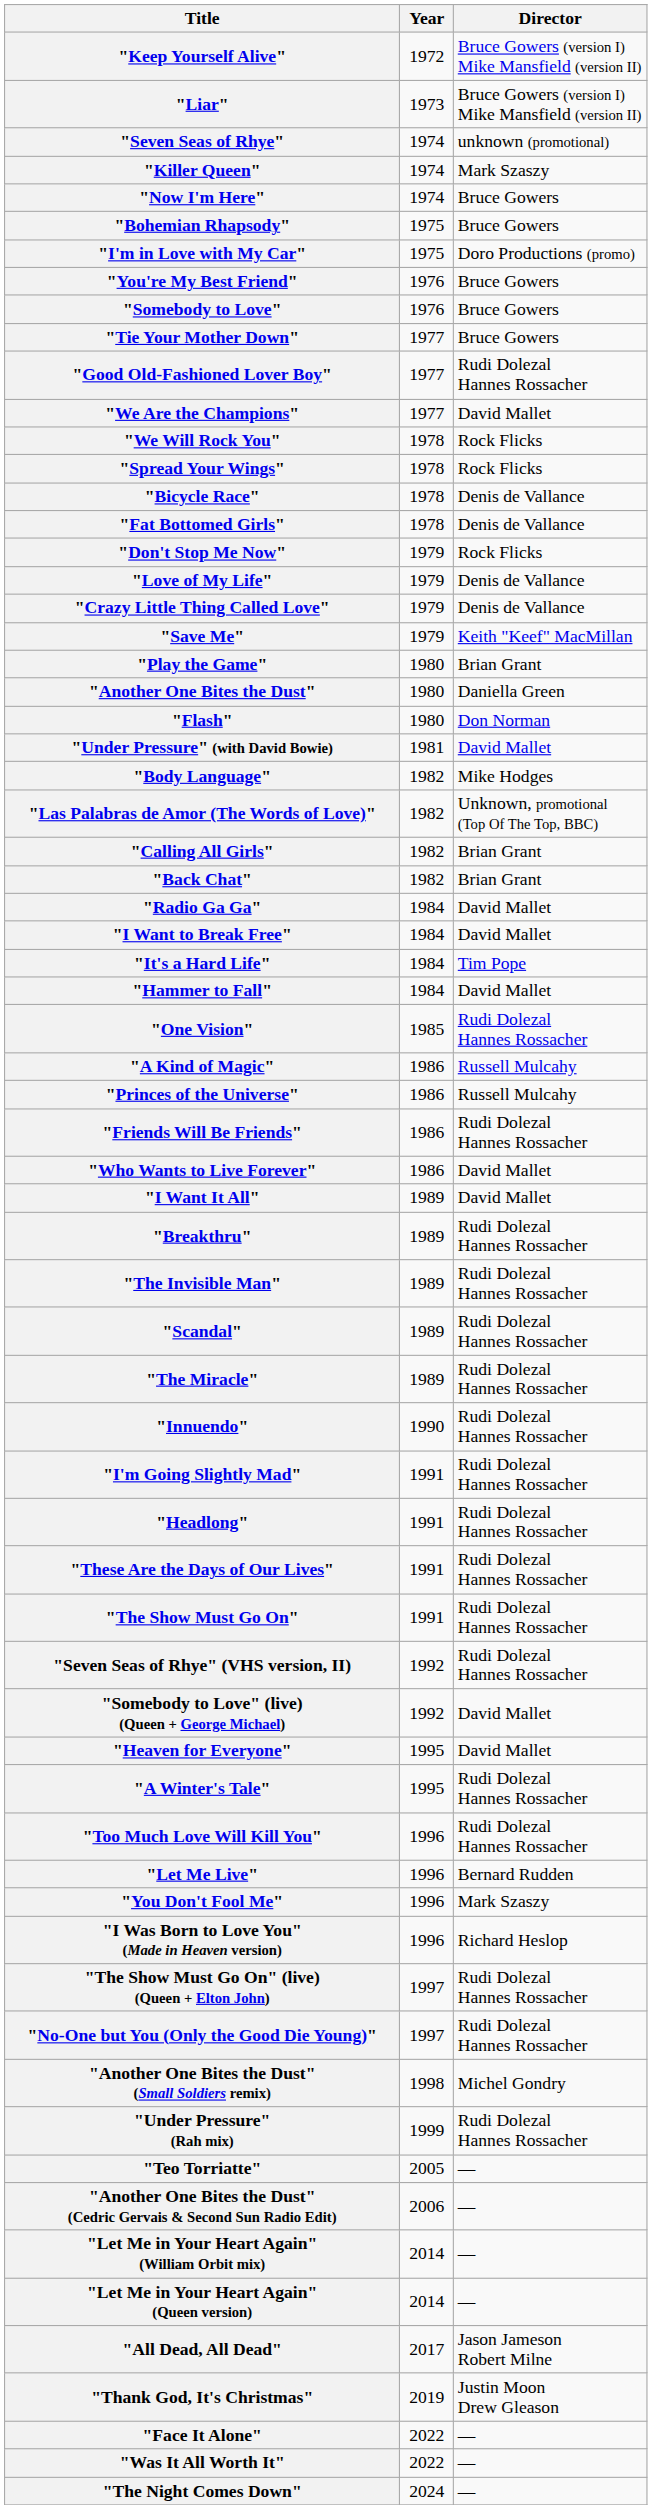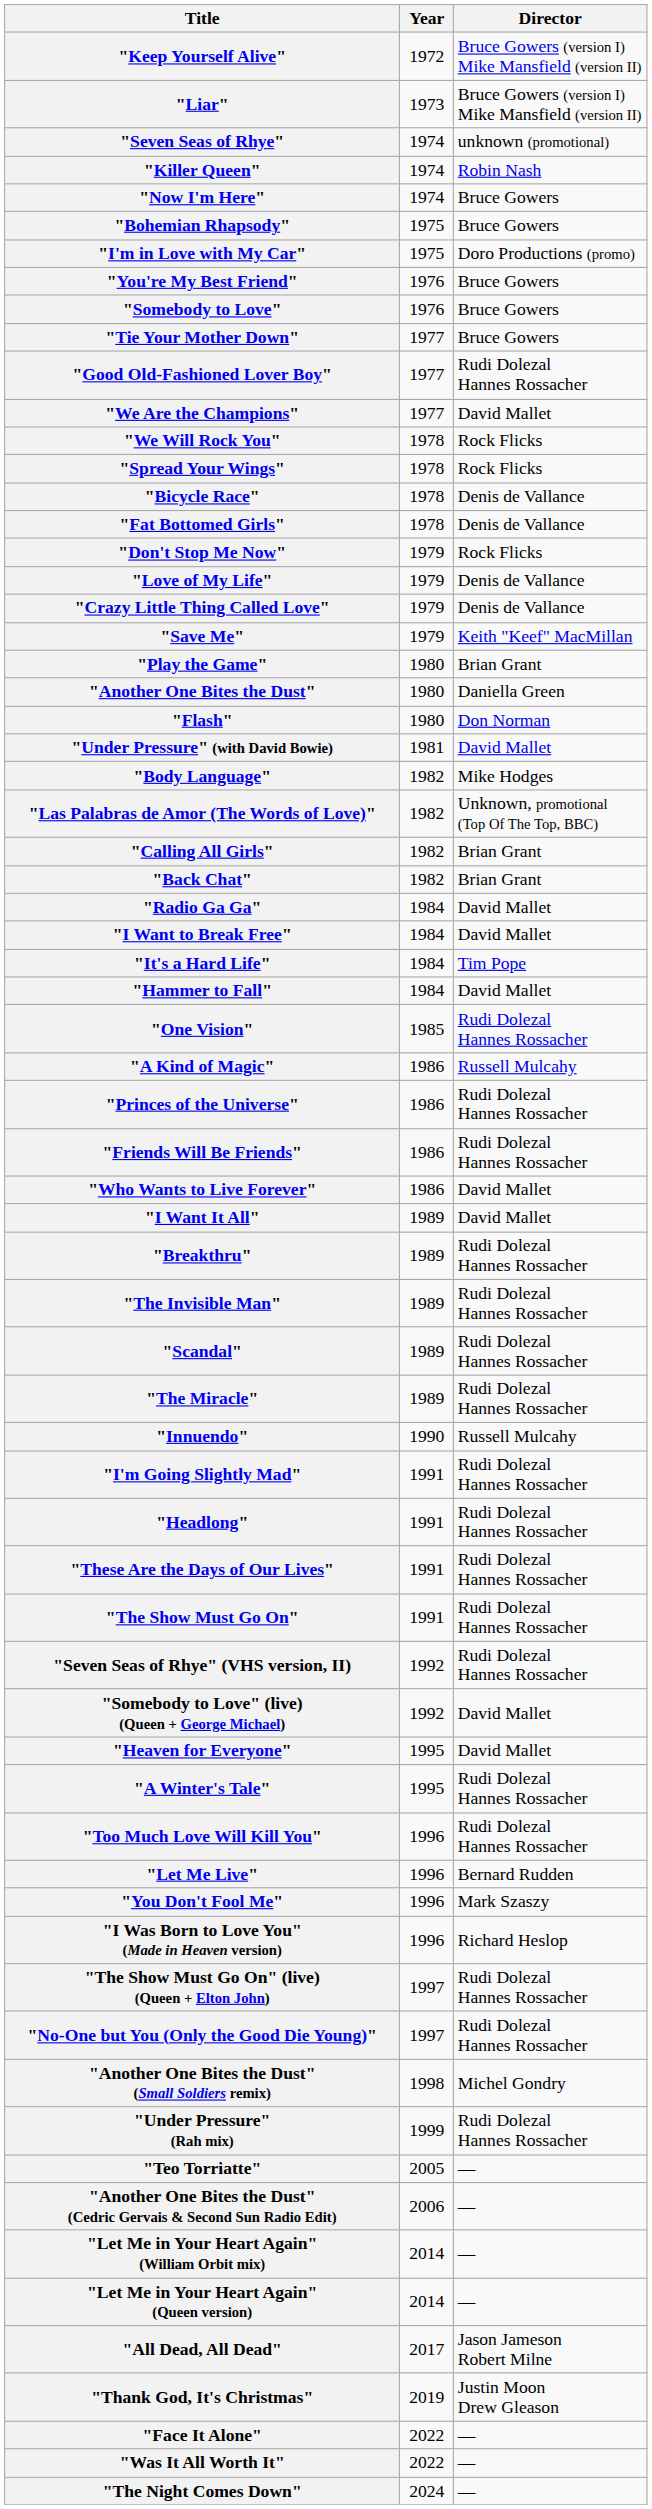(503, 169) Mark Szaszy -> (500, 169) Robin Nash
(517, 1094) Russell Mulcahy -> (523, 1104) Rudi Dolezal Hannes Rossacher
(523, 1426) Rudi Dolezal Hannes Rossacher -> (517, 1436) Russell Mulcahy
